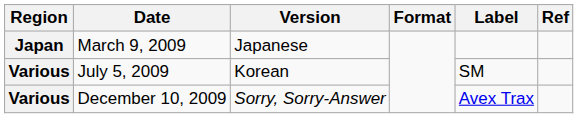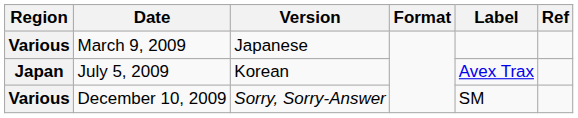(39, 44) Japan -> (39, 44) Various
(39, 71) Various -> (39, 71) Japan
(472, 71) SM -> (496, 71) Avex Trax
(496, 98) Avex Trax -> (472, 98) SM
